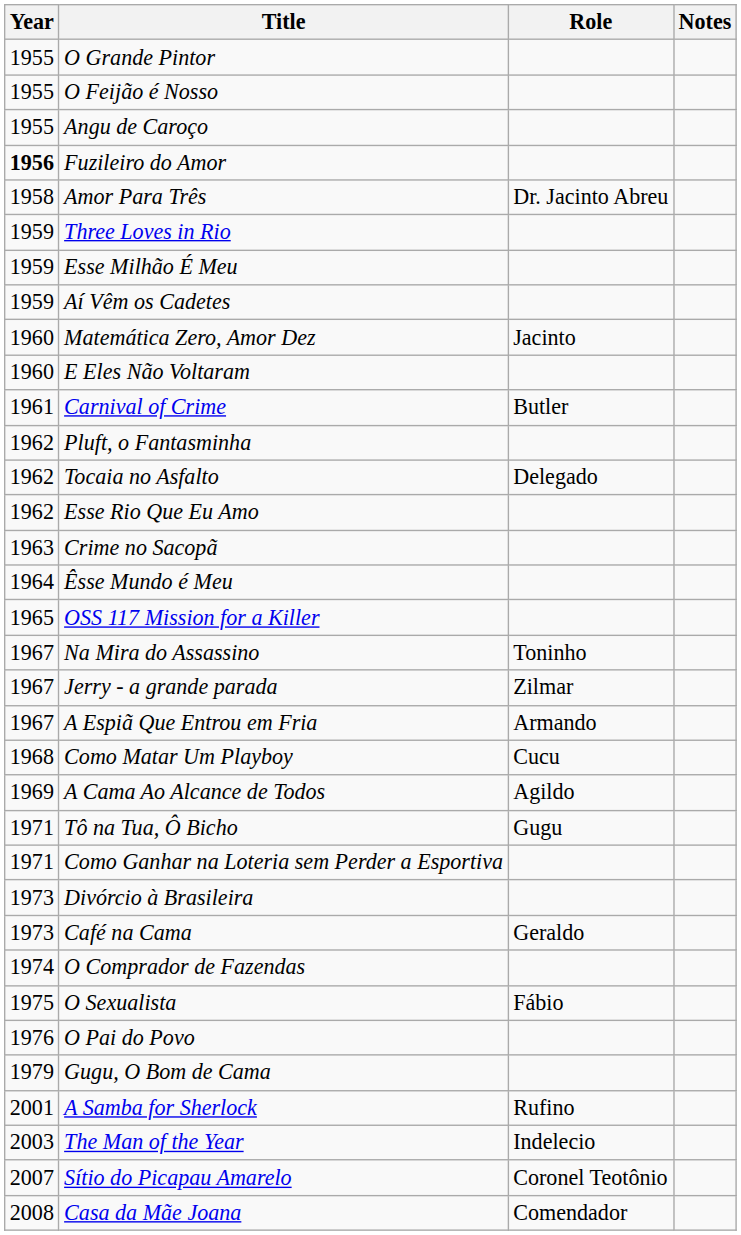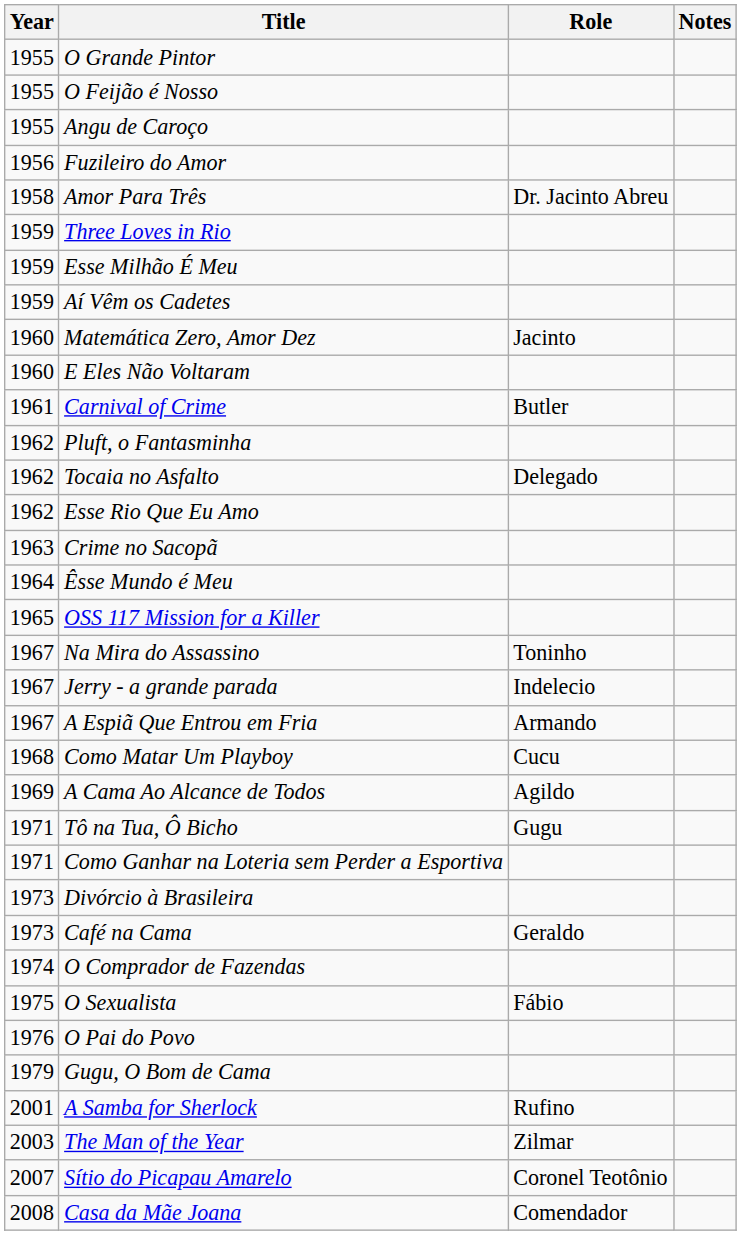(32, 162) bold -> (32, 162) normal
(543, 687) Zilmar -> (554, 687) Indelecio
(554, 1142) Indelecio -> (543, 1142) Zilmar
